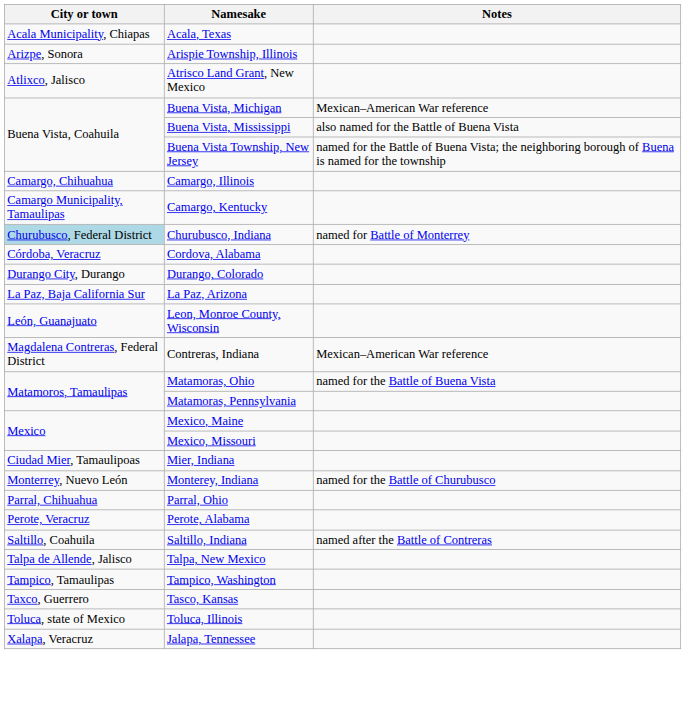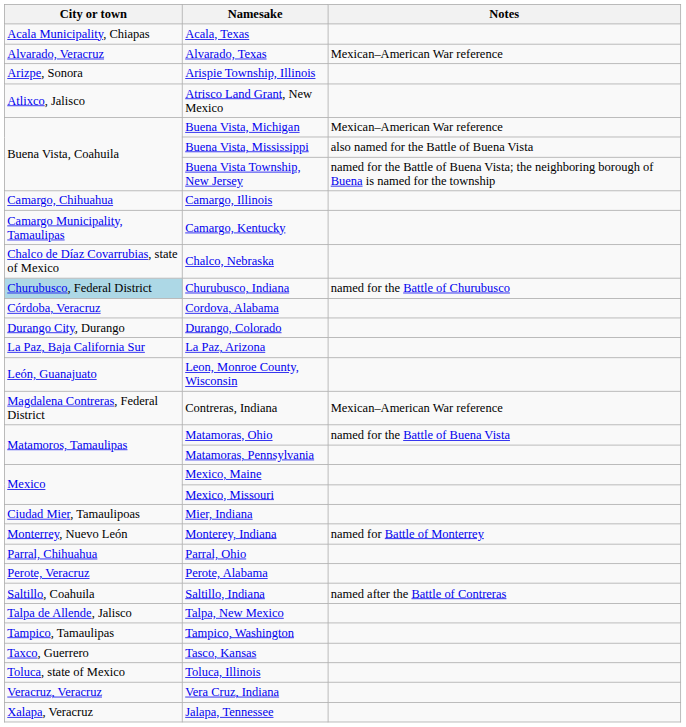+ row: (226, 53)
+ row: (230, 261)
(393, 234) named for Battle of Monterrey -> (420, 288) named for the Battle of Churubusco
(406, 480) named for the Battle of Churubusco -> (407, 534) named for Battle of Monterrey
+ row: (232, 692)
